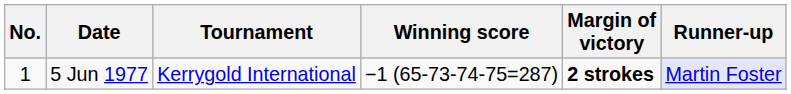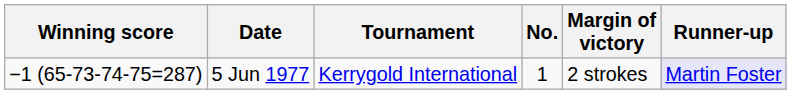columns swapped: (25, 32) <-> (462, 32)
(611, 74) bold -> (607, 74) normal
